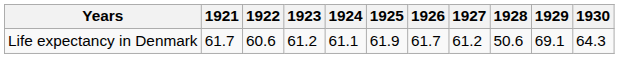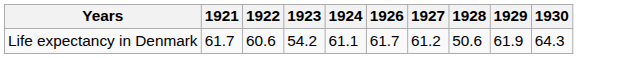- column: (387, 16)
(302, 41) 61.2 -> (302, 41) 54.2
(550, 41) 69.1 -> (508, 41) 61.9
